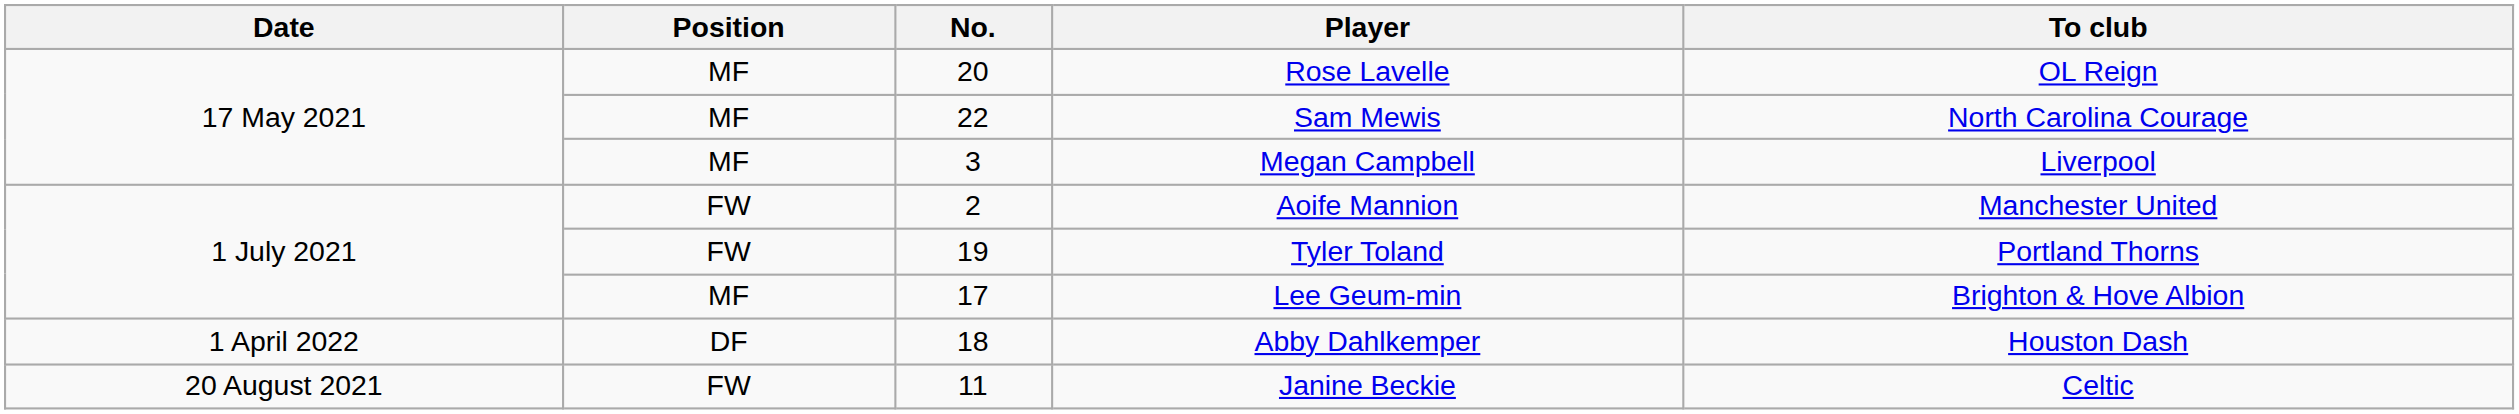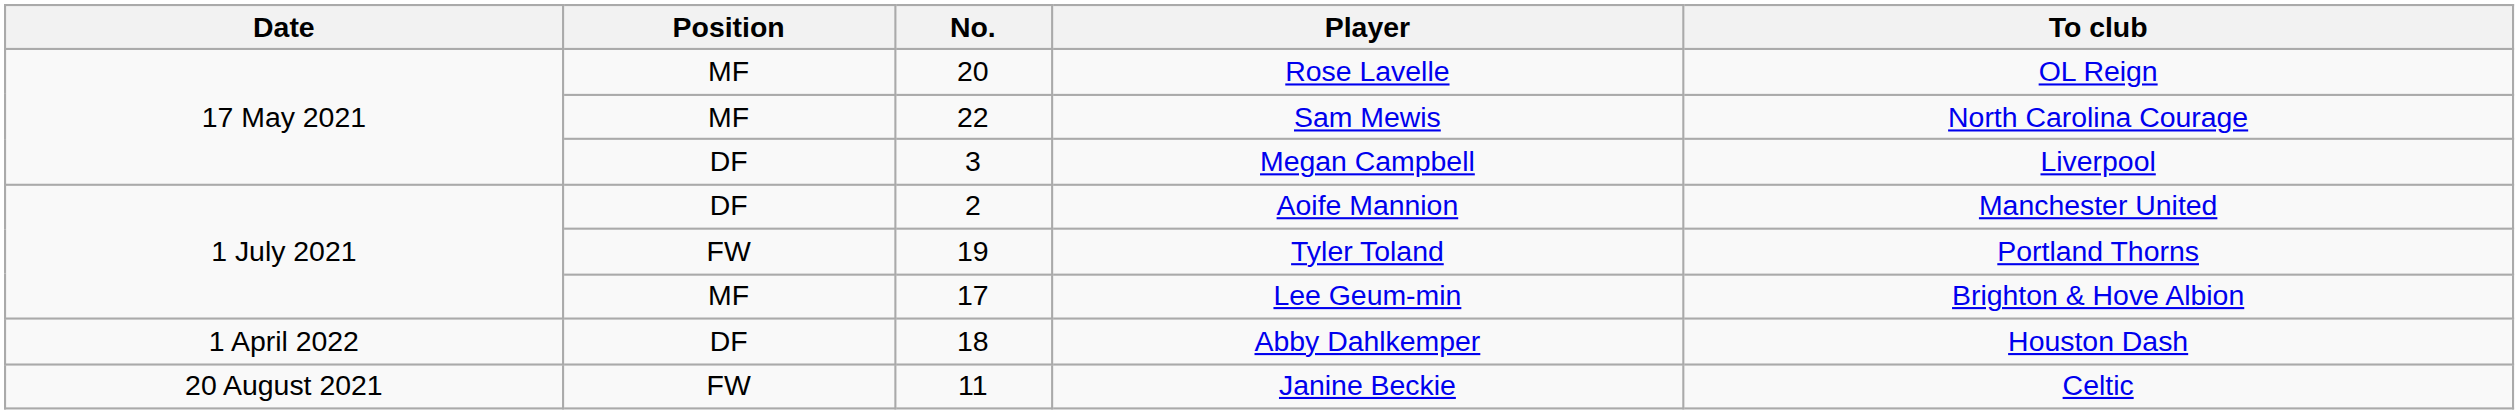(729, 161) MF -> (729, 161) DF
(729, 206) FW -> (729, 206) DF
